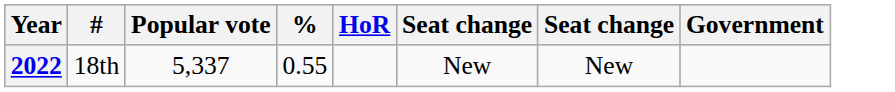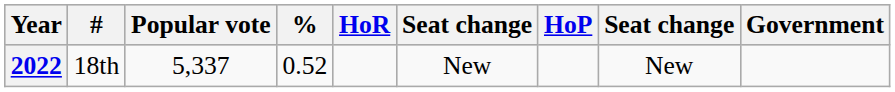+ column: (568, 24)
(305, 65) 0.55 -> (305, 65) 0.52
